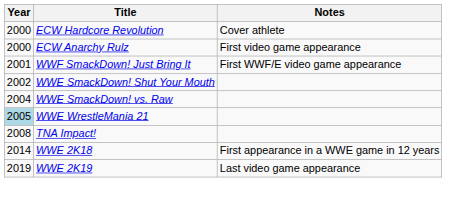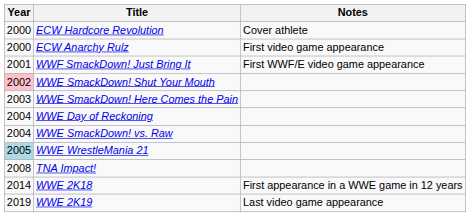(19, 82) no background -> (19, 82) pink background
+ row: (137, 99)
+ row: (94, 116)
